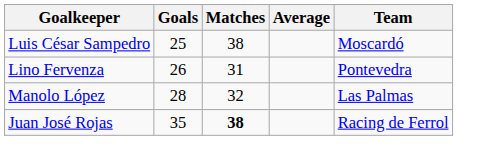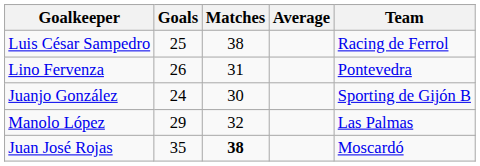(371, 43) Moscardó -> (393, 43) Racing de Ferrol
+ row: (63, 95)
(178, 95) 28 -> (178, 122) 29
(393, 122) Racing de Ferrol -> (371, 148) Moscardó
